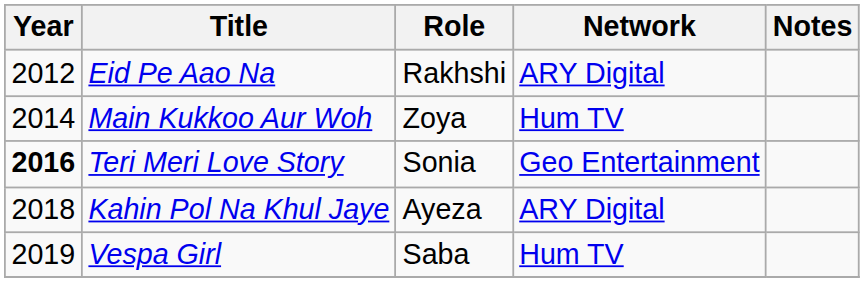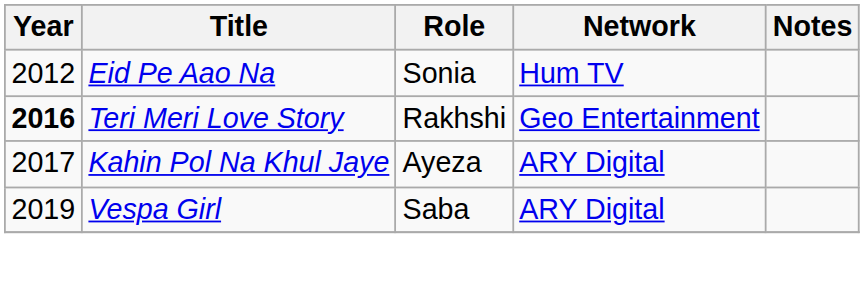(454, 72) Rakhshi -> (439, 72) Sonia
(592, 72) ARY Digital -> (571, 72) Hum TV
- row: (230, 118)
(439, 163) Sonia -> (454, 118) Rakhshi
(43, 208) 2018 -> (43, 163) 2017
(571, 254) Hum TV -> (592, 208) ARY Digital
